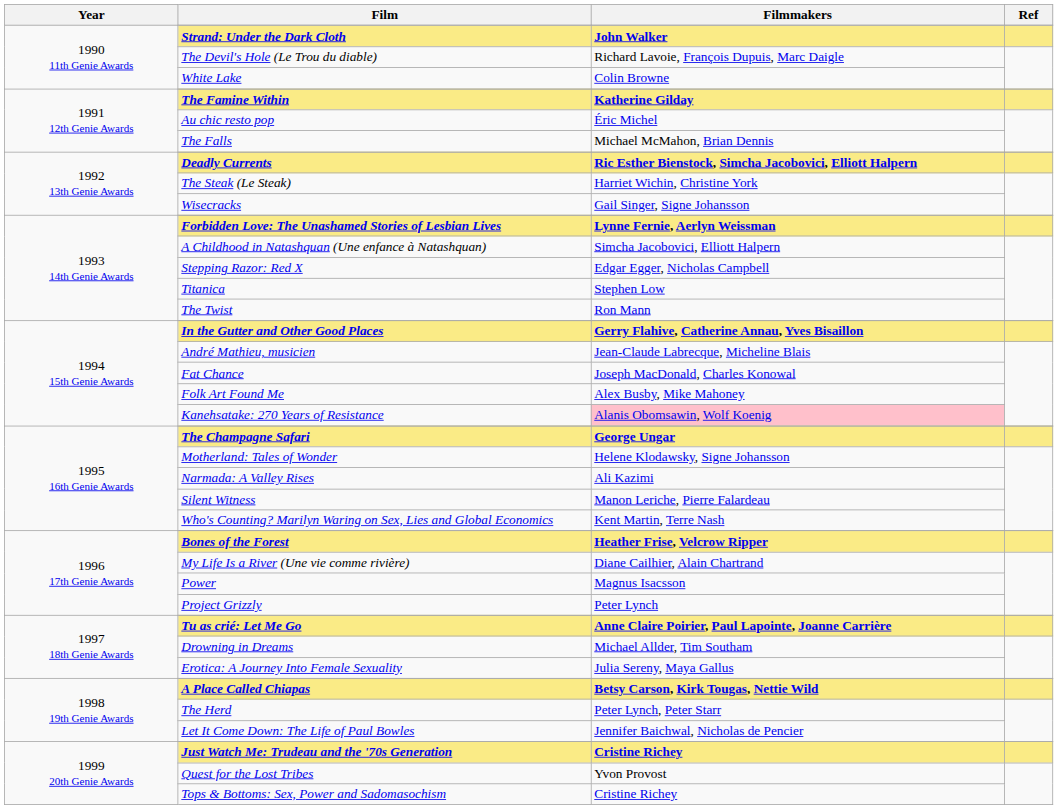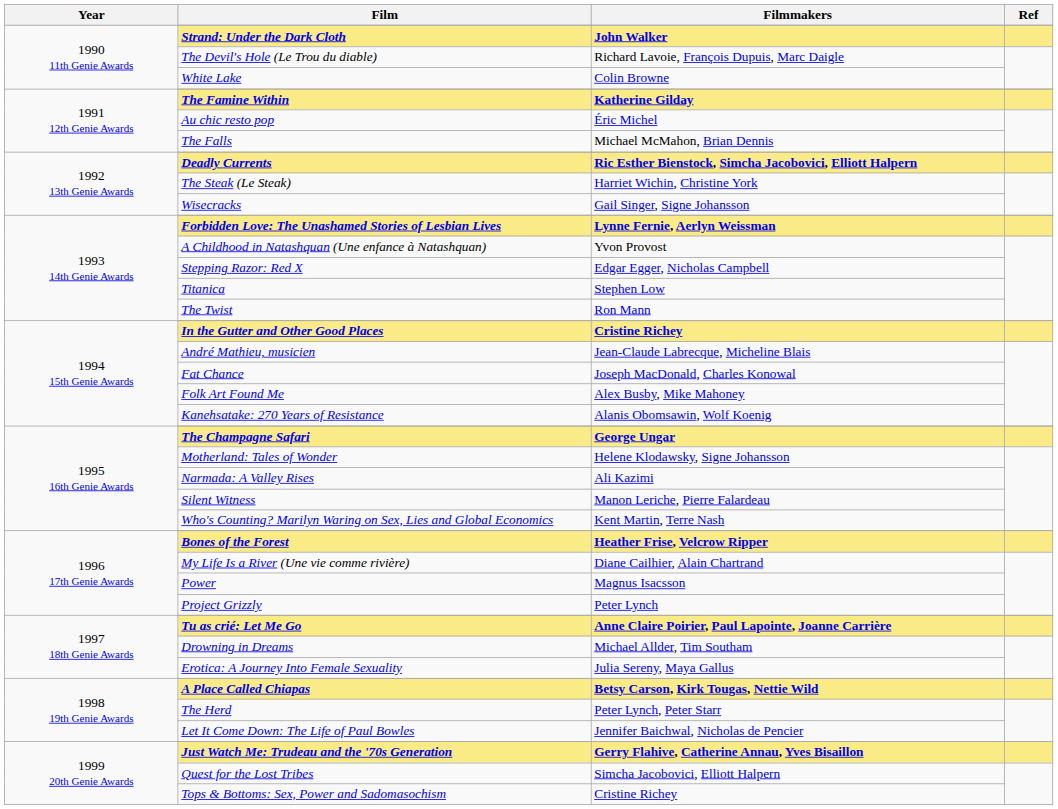(687, 246) Simcha Jacobovici, Elliott Halpern -> (630, 246) Yvon Provost
(729, 330) Gerry Flahive, Catherine Annau, Yves Bisaillon -> (638, 330) Cristine Richey
(683, 415) pink background -> (683, 415) no background
(638, 752) Cristine Richey -> (729, 752) Gerry Flahive, Catherine Annau, Yves Bisaillon
(630, 773) Yvon Provost -> (687, 773) Simcha Jacobovici, Elliott Halpern
